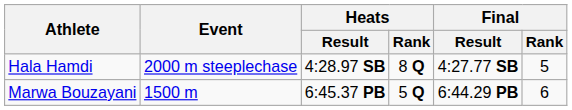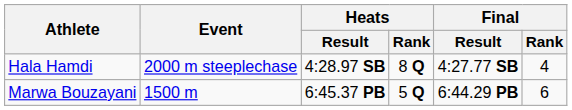(544, 67) 5 -> (544, 67) 4
